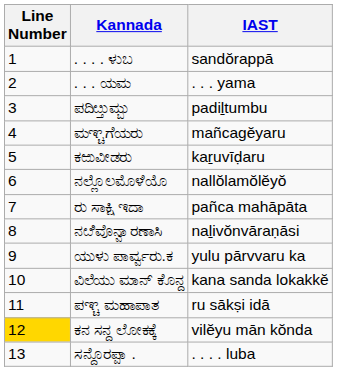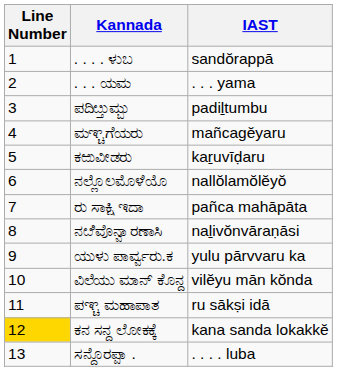(260, 280) kana sanda lokakkĕ -> (252, 280) vilĕyu mān kŏnda
(252, 329) vilĕyu mān kŏnda -> (260, 329) kana sanda lokakkĕ
